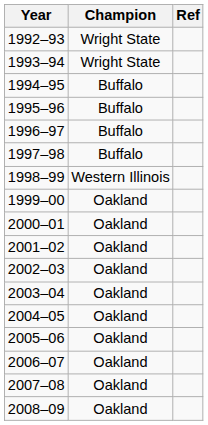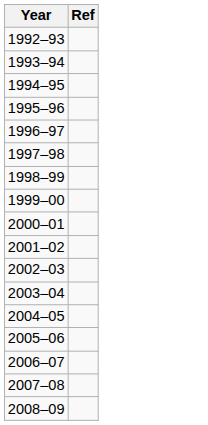- column: (120, 16)
